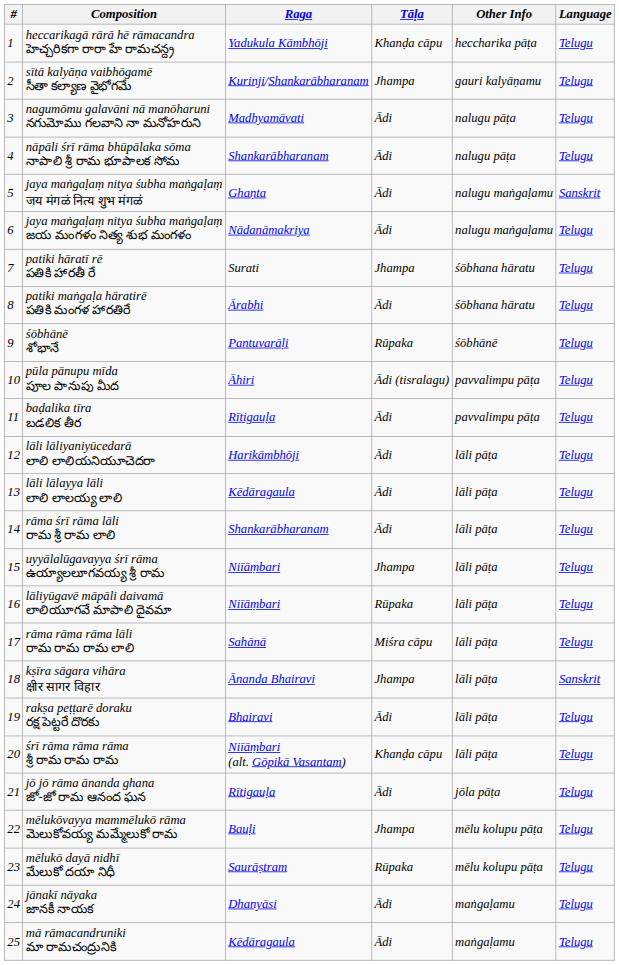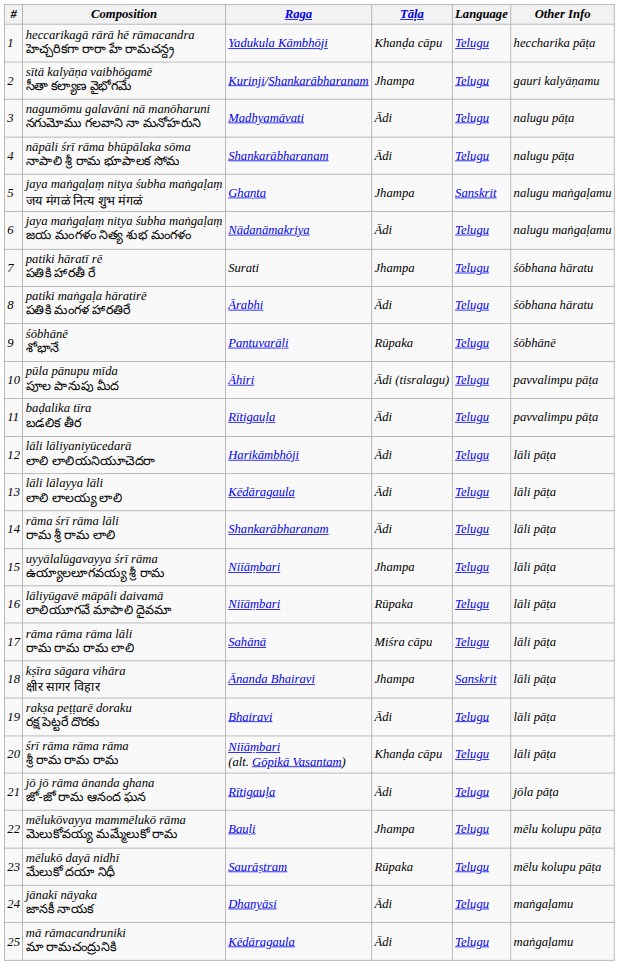columns swapped: (585, 14) <-> (504, 14)
(383, 192) Ādi -> (395, 192) Jhampa
